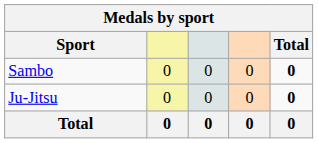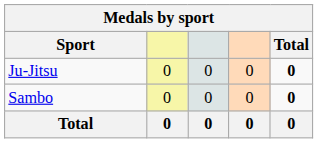rows swapped: (33, 97) <-> (31, 71)
